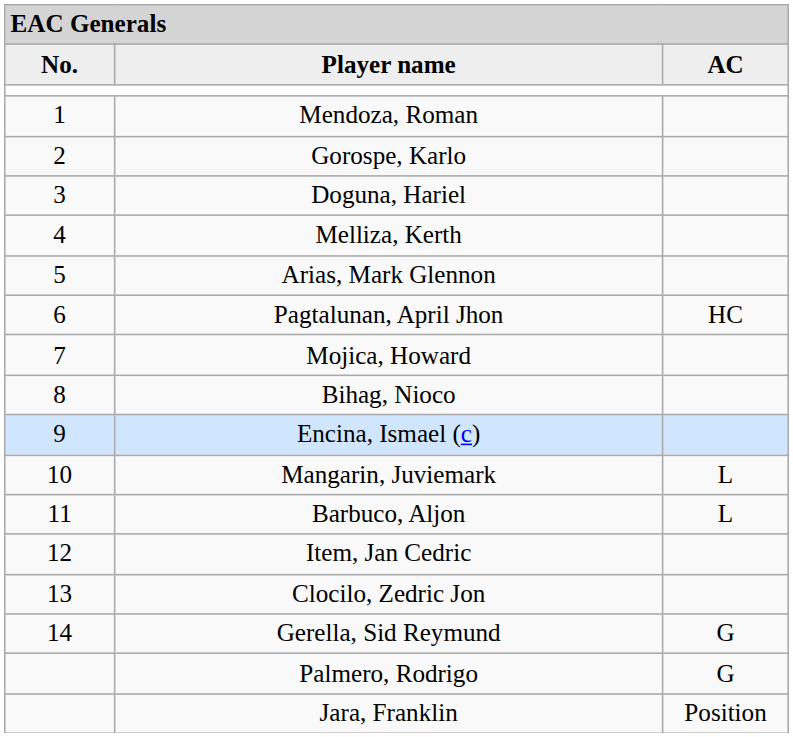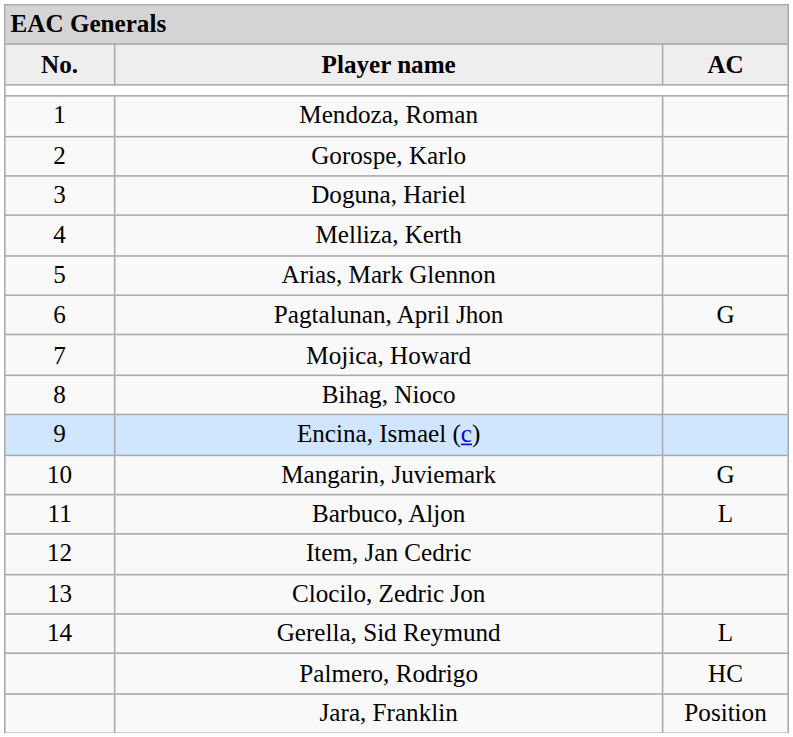(726, 314) HC -> (726, 314) G
(726, 474) L -> (726, 474) G
(726, 633) G -> (726, 633) L
(726, 673) G -> (726, 673) HC
